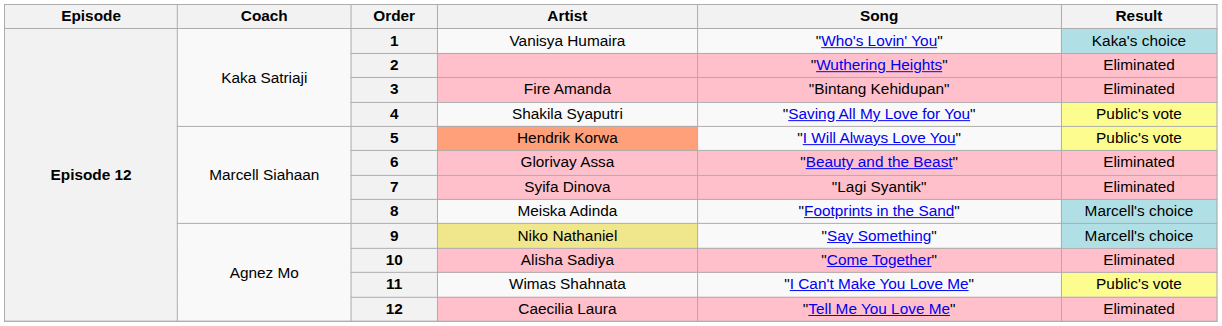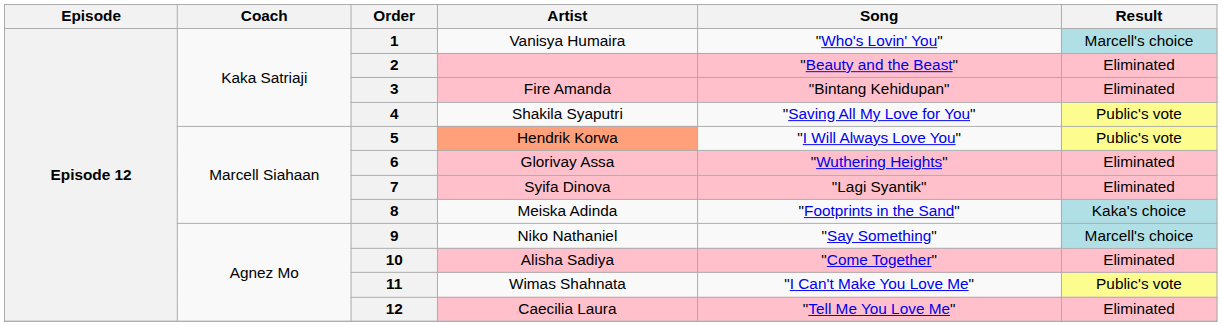(1139, 41) Kaka's choice -> (1139, 41) Marcell's choice
(879, 65) "Wuthering Heights" -> (879, 65) "Beauty and the Beast"
(879, 162) "Beauty and the Beast" -> (879, 162) "Wuthering Heights"
(1139, 211) Marcell's choice -> (1139, 211) Kaka's choice
(567, 235) khaki background -> (567, 235) no background
